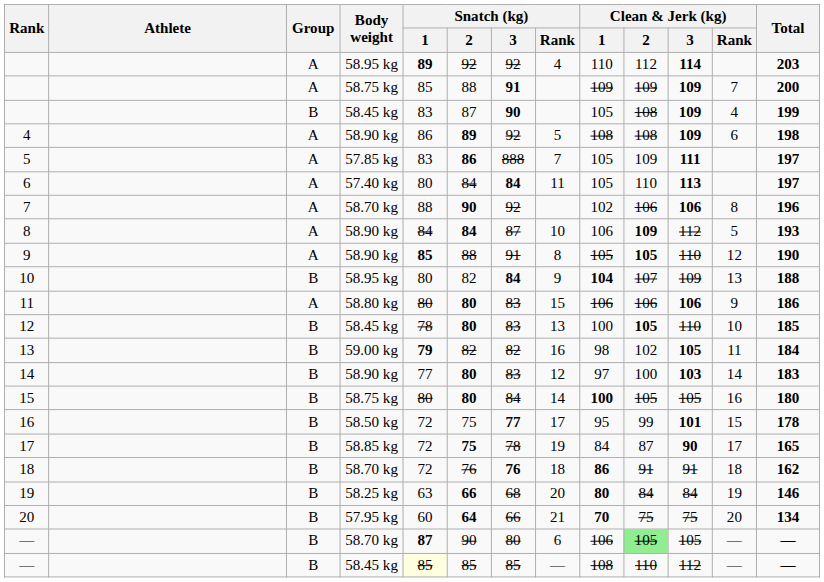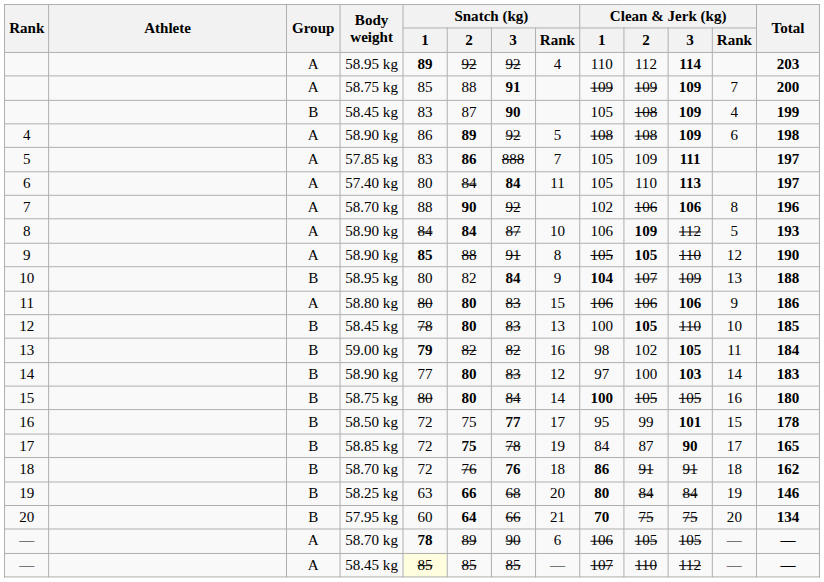(313, 541) B -> (313, 541) A
(425, 541) 87 -> (425, 541) 78
(469, 541) 90 -> (469, 541) 89
(513, 541) 80 -> (513, 541) 90
(646, 541) lightgreen background -> (646, 541) no background
(313, 565) B -> (313, 565) A
(602, 565) 108 -> (602, 565) 107
